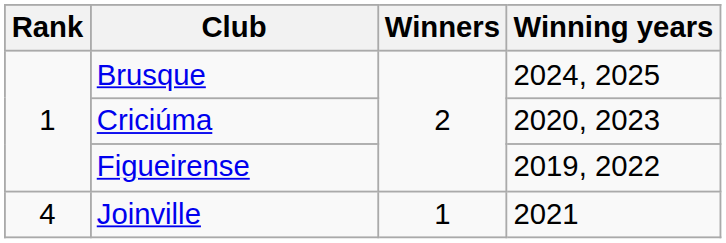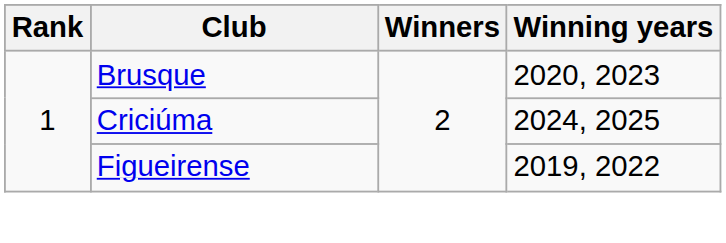(587, 74) 2024, 2025 -> (587, 74) 2020, 2023
(587, 120) 2020, 2023 -> (587, 120) 2024, 2025
- row: (149, 213)
